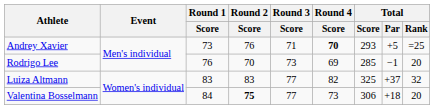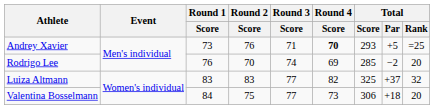(291, 62) 73 -> (291, 62) 74
(392, 62) −1 -> (392, 62) −2
(249, 96) bold -> (249, 96) normal
